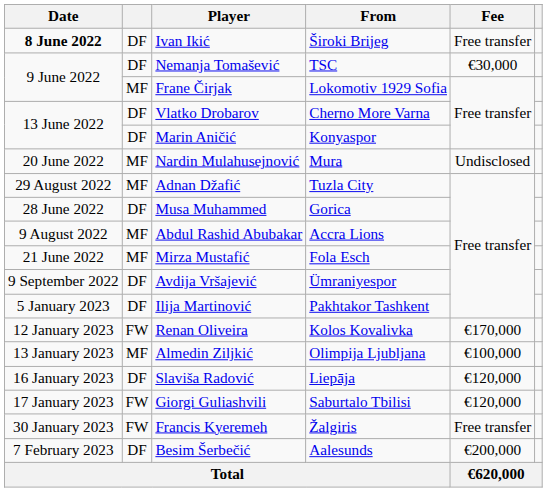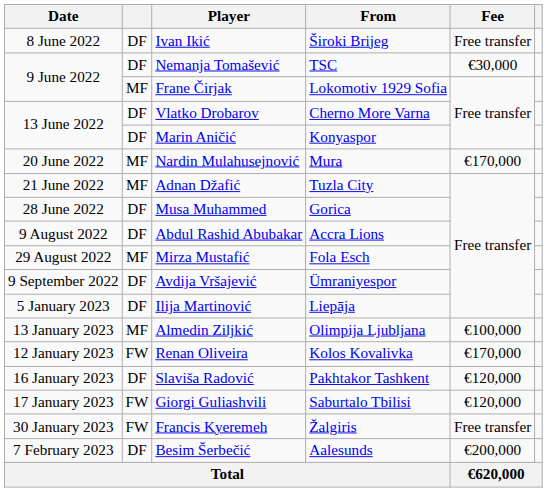(63, 40) bold -> (63, 40) normal
(493, 161) Undisclosed -> (493, 161) €170,000
(63, 185) 29 August 2022 -> (63, 185) 21 June 2022
(137, 233) MF -> (137, 233) DF
(63, 257) 21 June 2022 -> (63, 257) 29 August 2022
(369, 305) Pakhtakor Tashkent -> (332, 305) Liepāja
rows swapped: (202, 329) <-> (204, 354)
(332, 378) Liepāja -> (369, 378) Pakhtakor Tashkent
